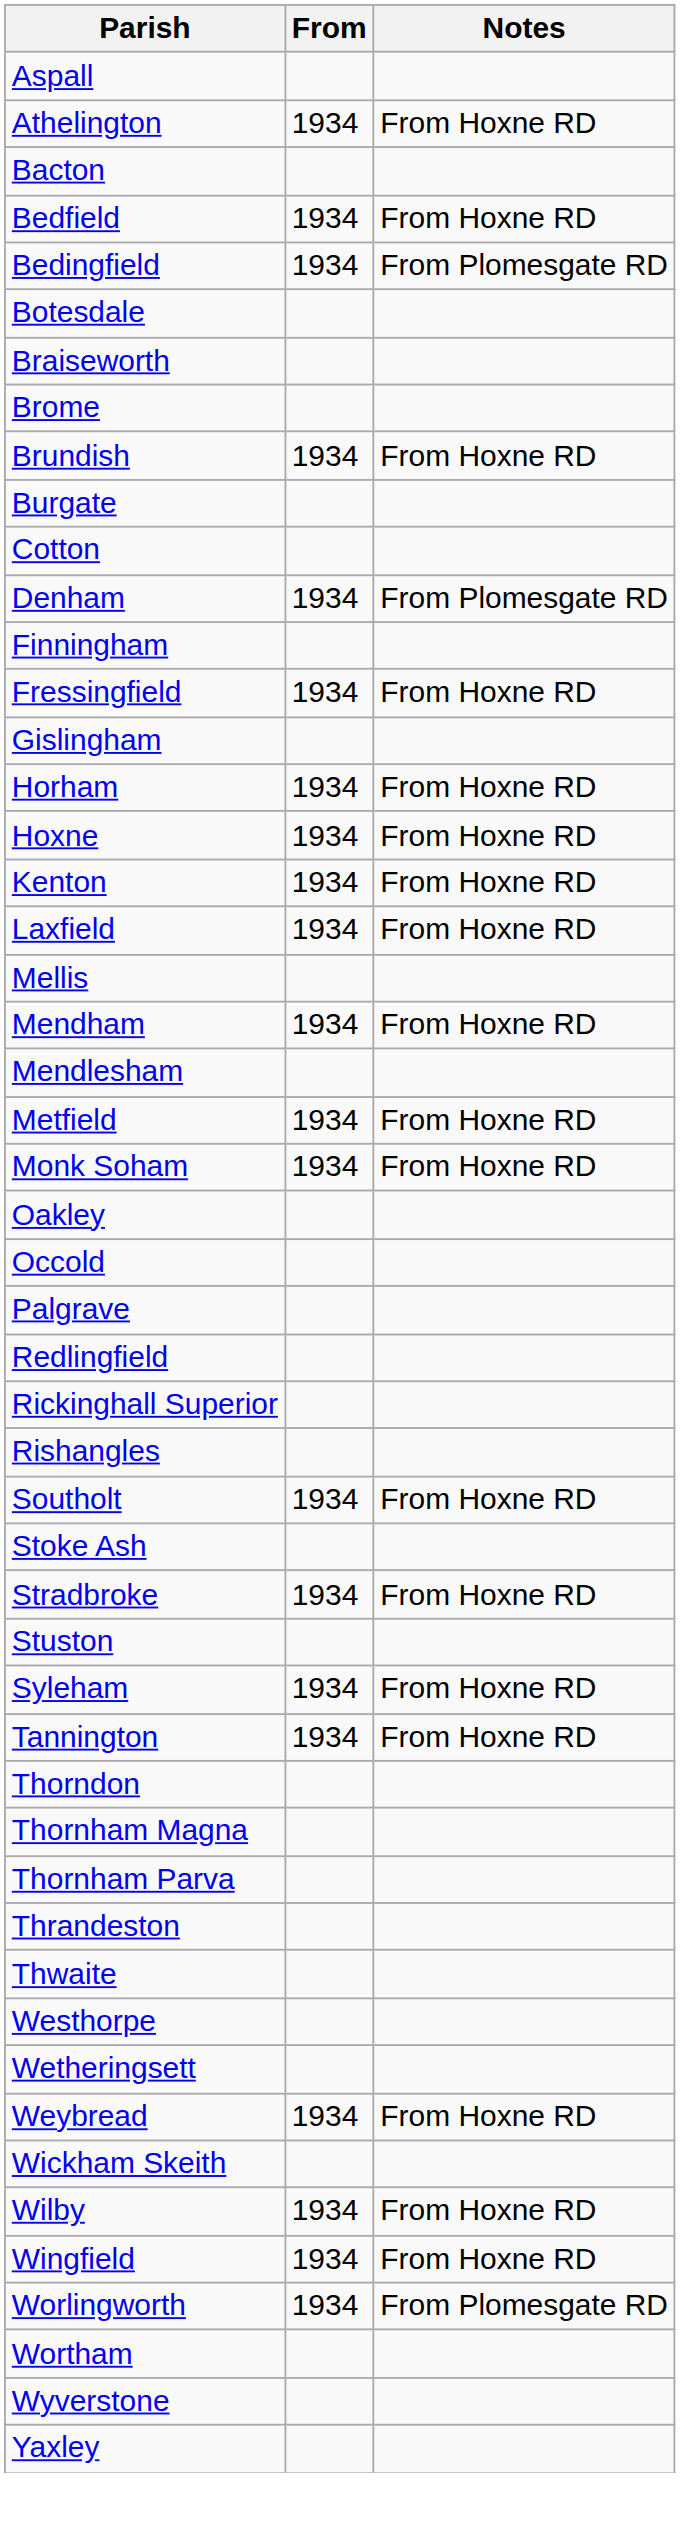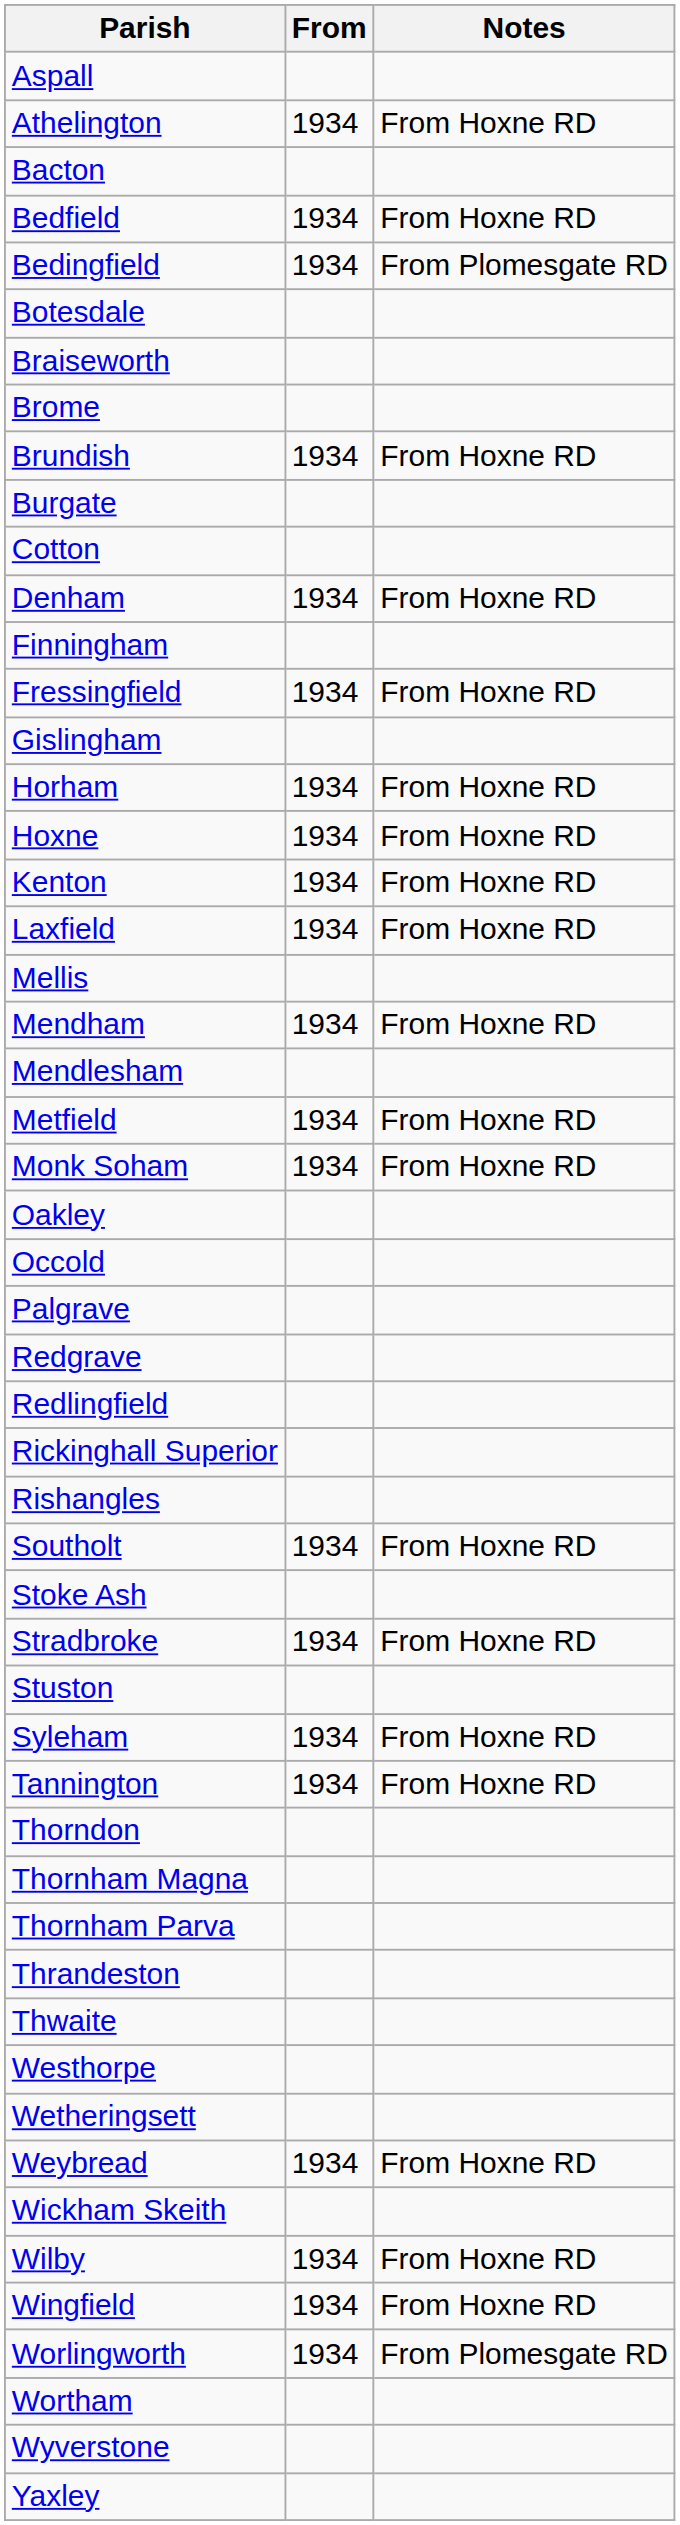(524, 597) From Plomesgate RD -> (488, 597) From Hoxne RD
+ row: (77, 1356)
